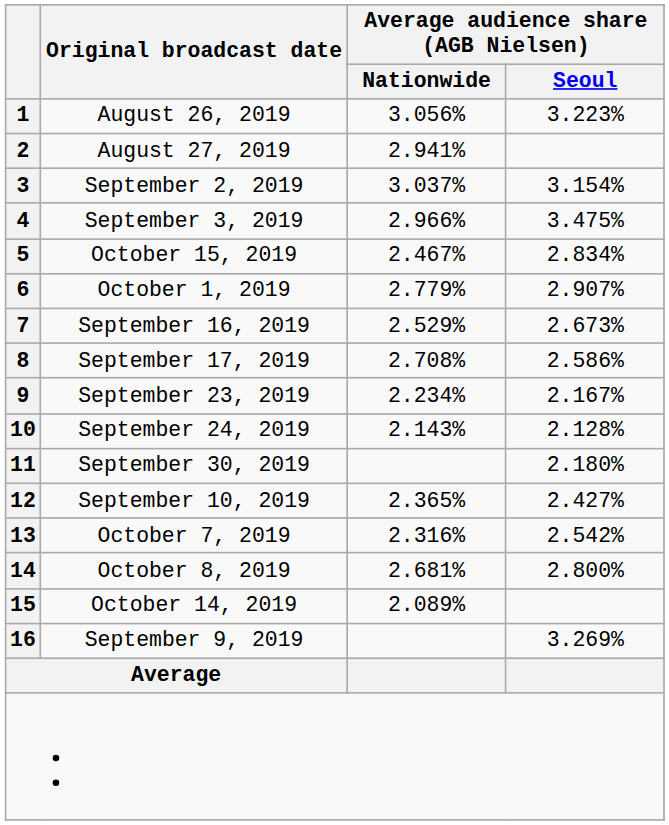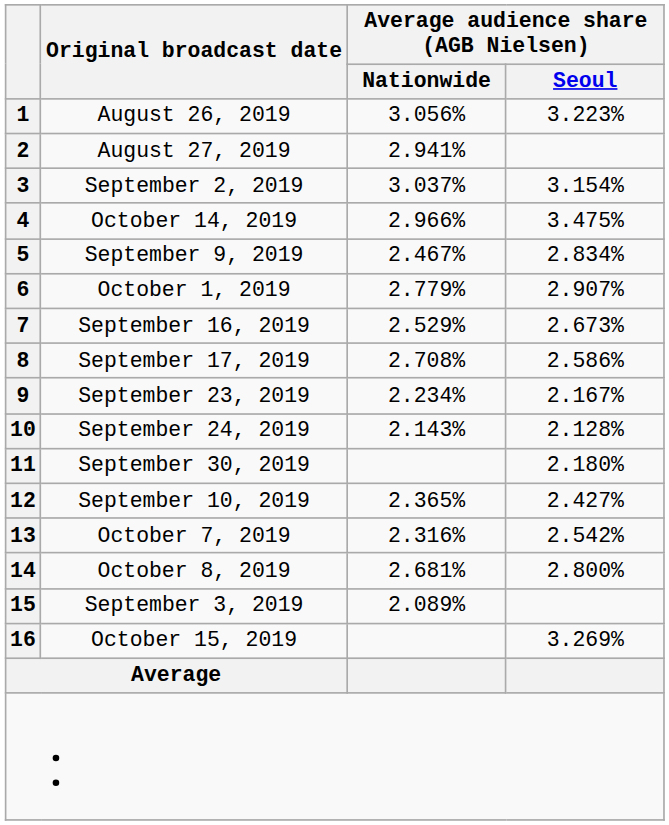(194, 221) September 3, 2019 -> (194, 221) October 14, 2019
(194, 256) October 15, 2019 -> (194, 256) September 9, 2019
(194, 606) October 14, 2019 -> (194, 606) September 3, 2019
(194, 641) September 9, 2019 -> (194, 641) October 15, 2019
